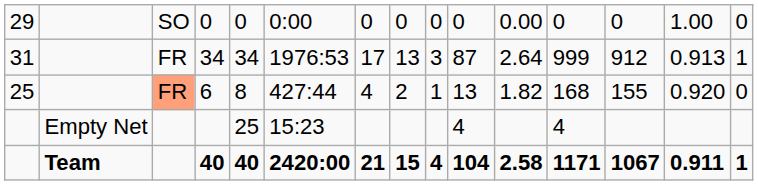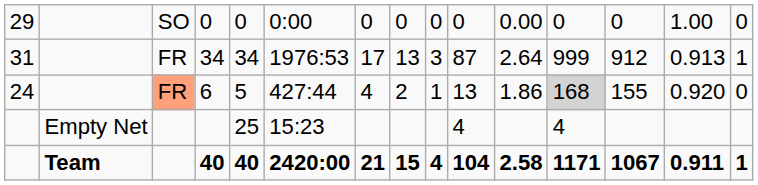(22, 92) 25 -> (22, 92) 24
(241, 92) 8 -> (241, 92) 5
(521, 92) 1.82 -> (521, 92) 1.86
(571, 92) no background -> (571, 92) lightgrey background
